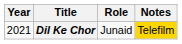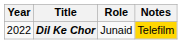(19, 30) 2021 -> (19, 30) 2022
